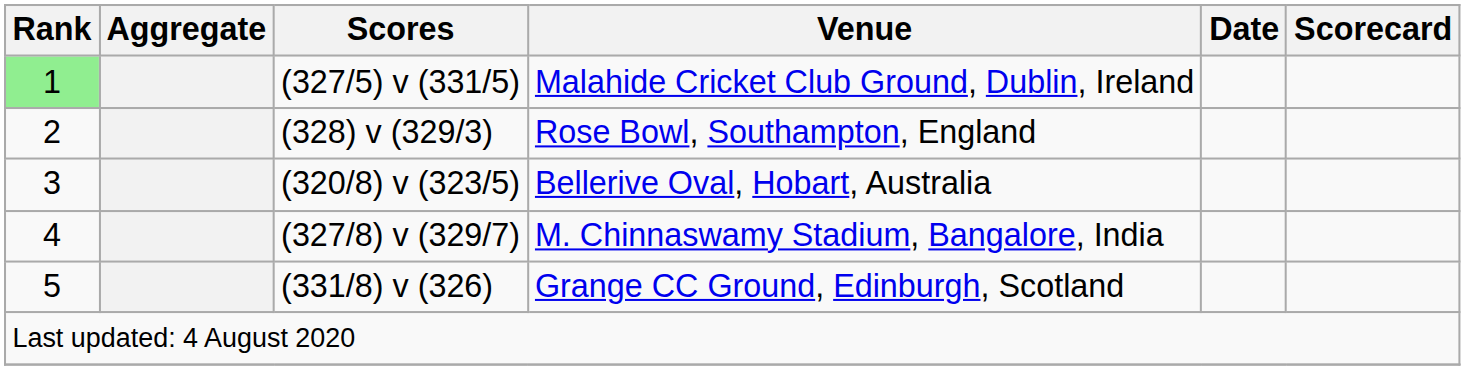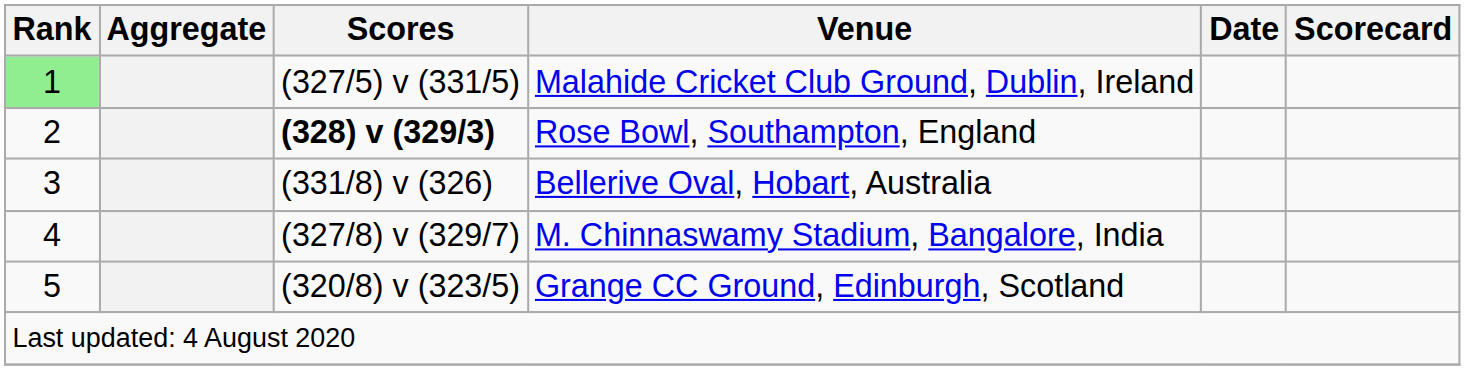(387, 132) normal -> (388, 132) bold
(401, 183) (320/8) v (323/5) -> (387, 183) (331/8) v (326)
(387, 286) (331/8) v (326) -> (401, 286) (320/8) v (323/5)
